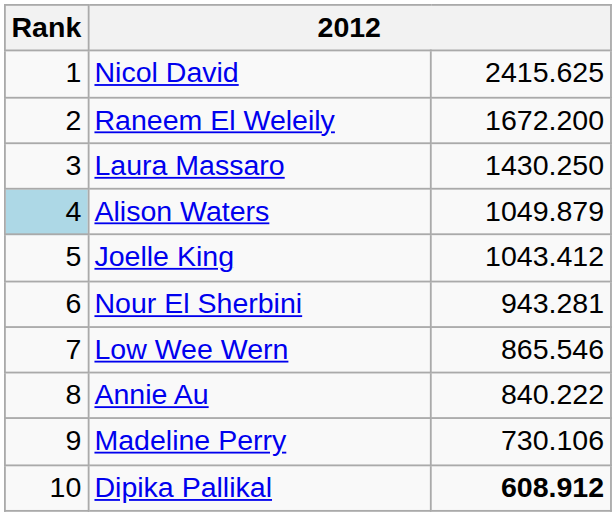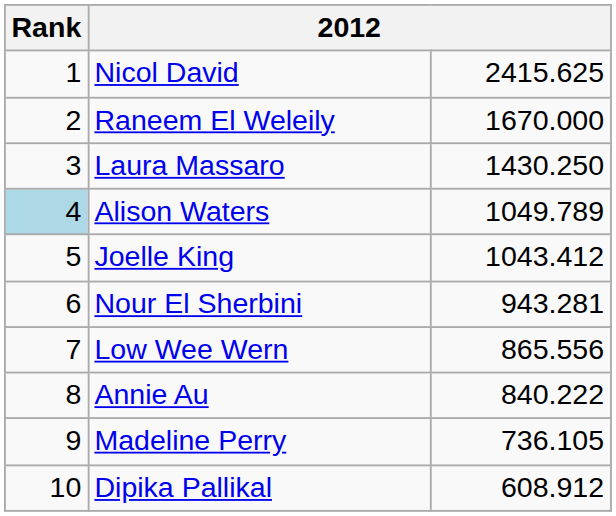(545, 119) 1672.200 -> (545, 119) 1670.000
(545, 210) 1049.879 -> (545, 210) 1049.789
(553, 348) 865.546 -> (553, 348) 865.556
(553, 440) 730.106 -> (553, 440) 736.105
(553, 486) bold -> (553, 486) normal
